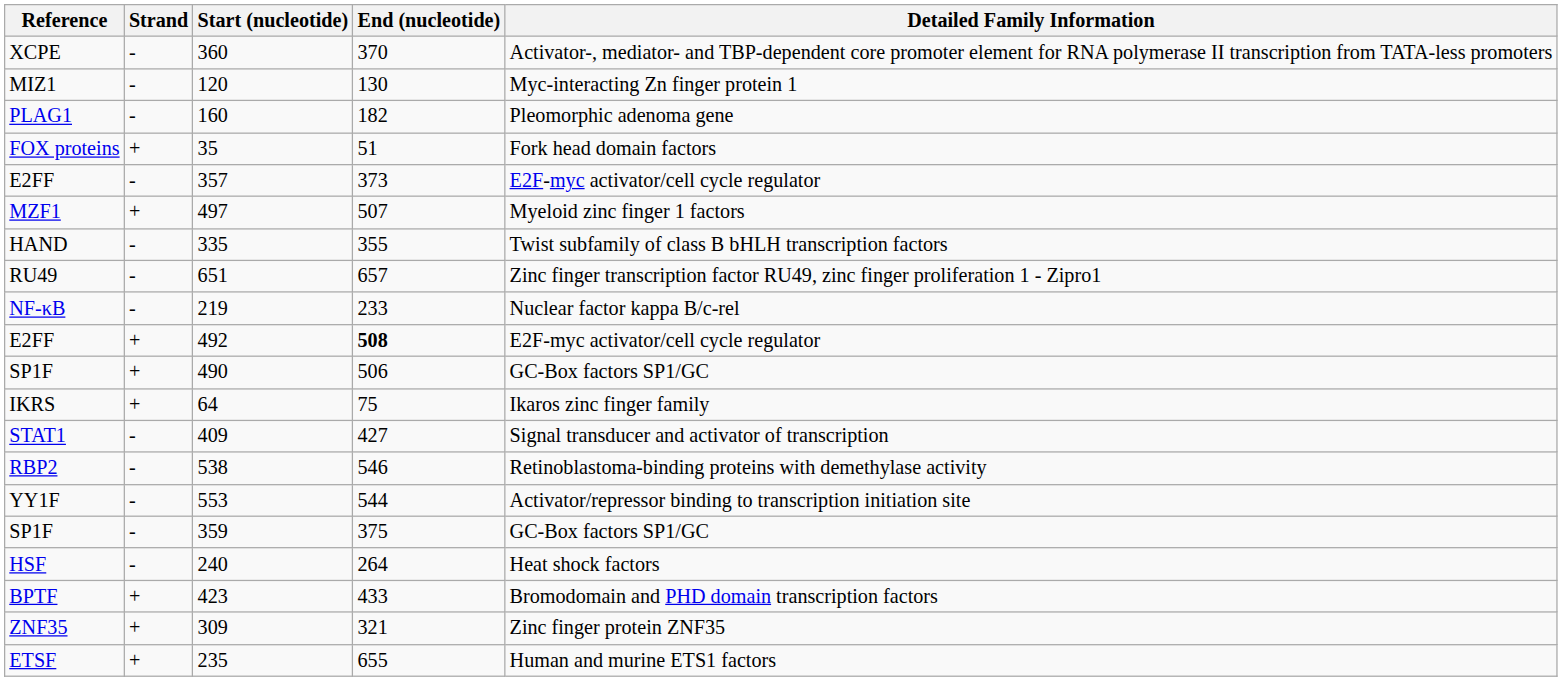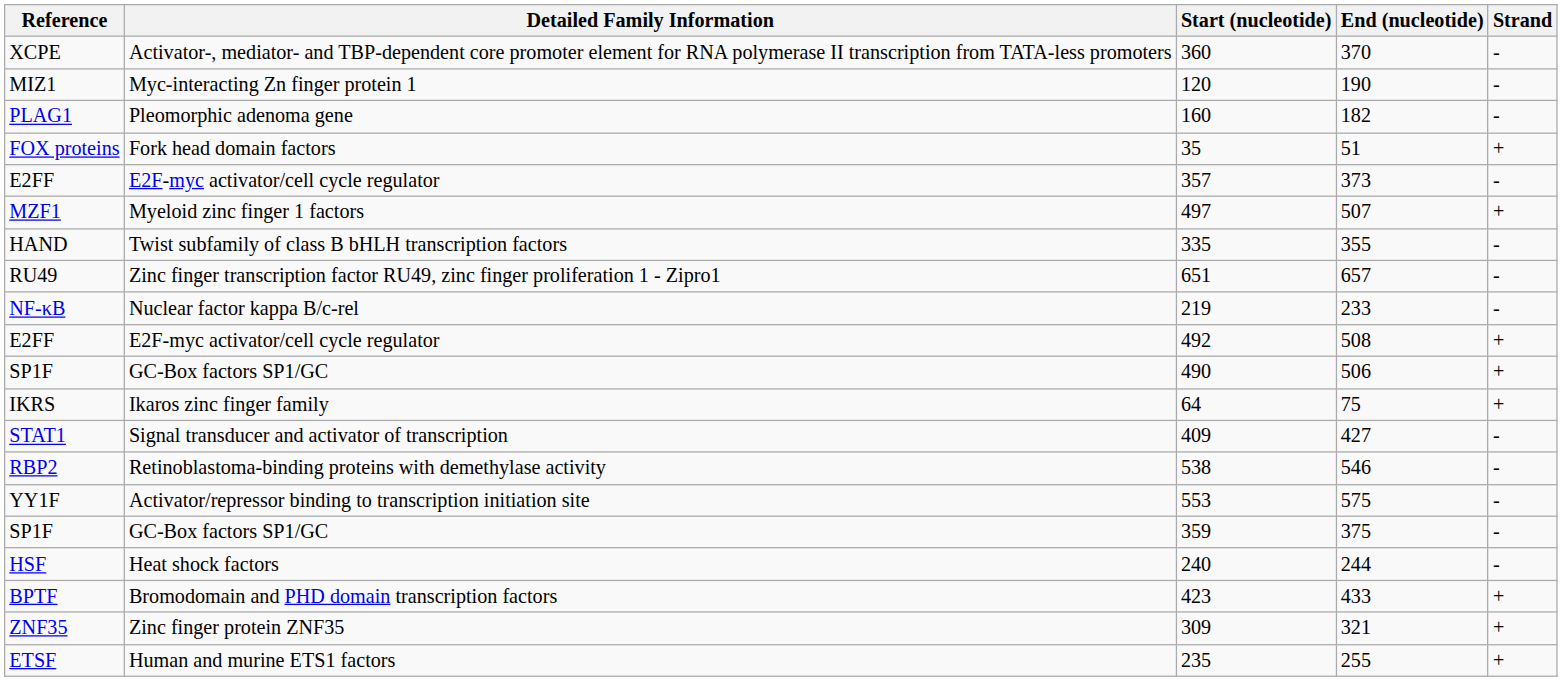columns swapped: (1031, 20) <-> (159, 20)
(373, 84) 130 -> (1356, 84) 190
(373, 340) bold -> (1356, 340) normal
(373, 500) 544 -> (1356, 500) 575
(373, 564) 264 -> (1356, 564) 244
(373, 659) 655 -> (1356, 659) 255
